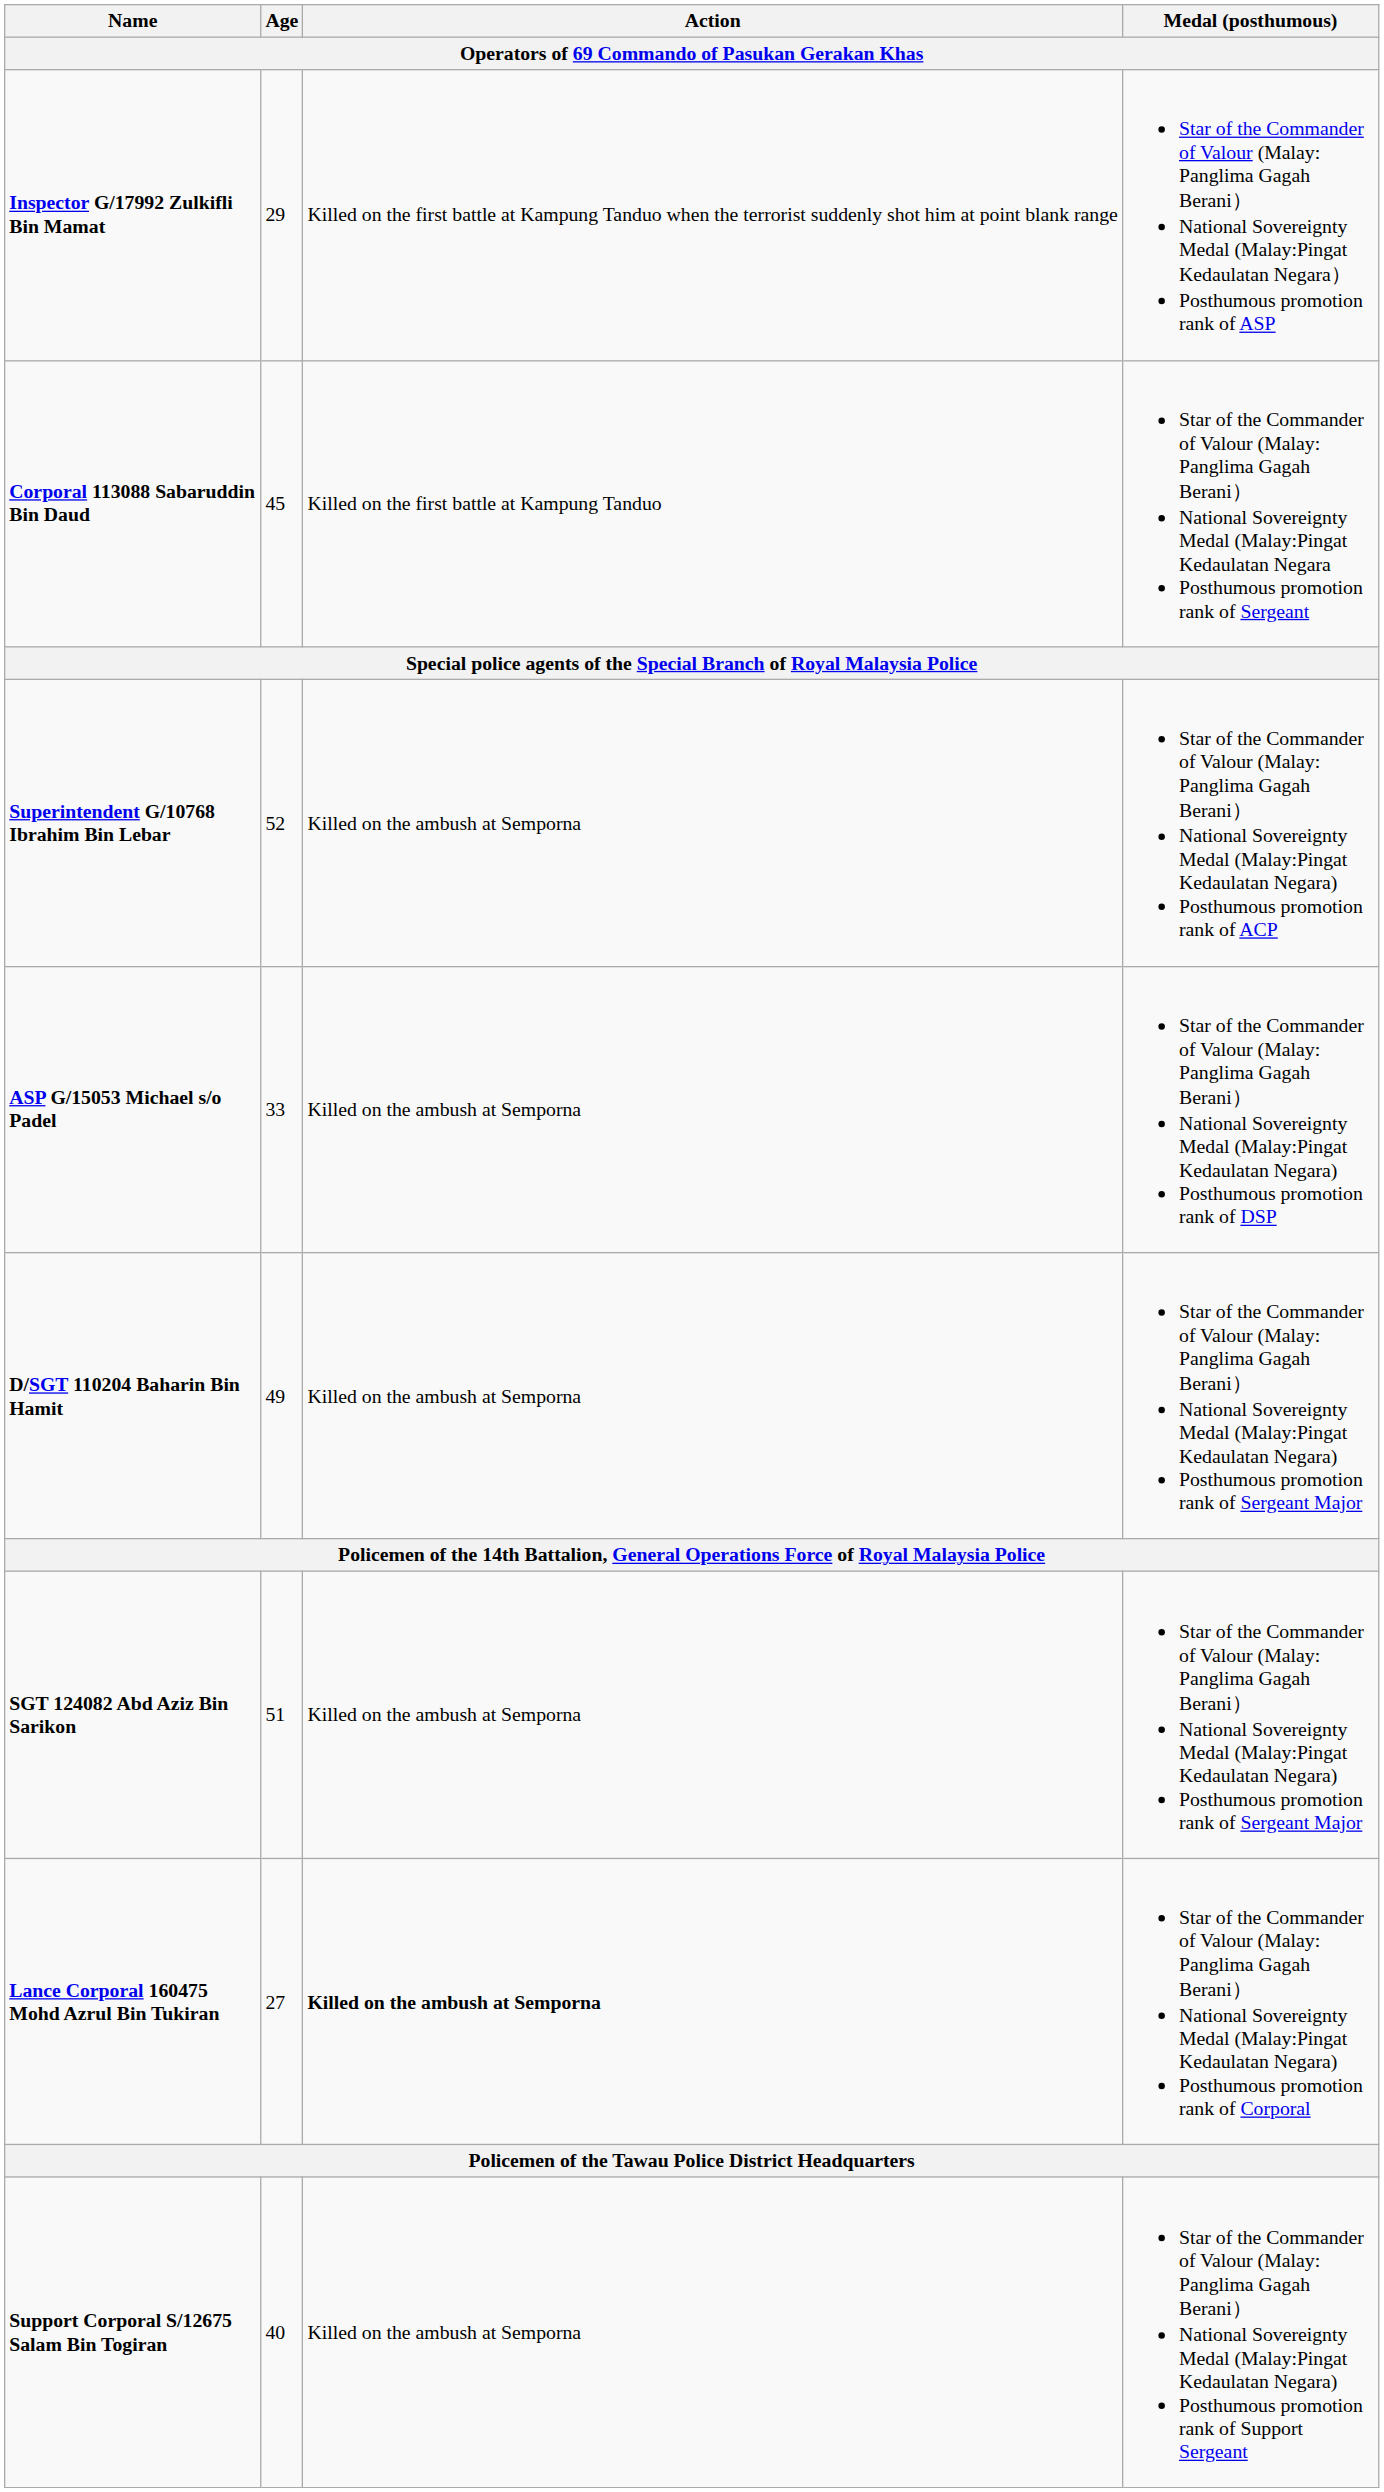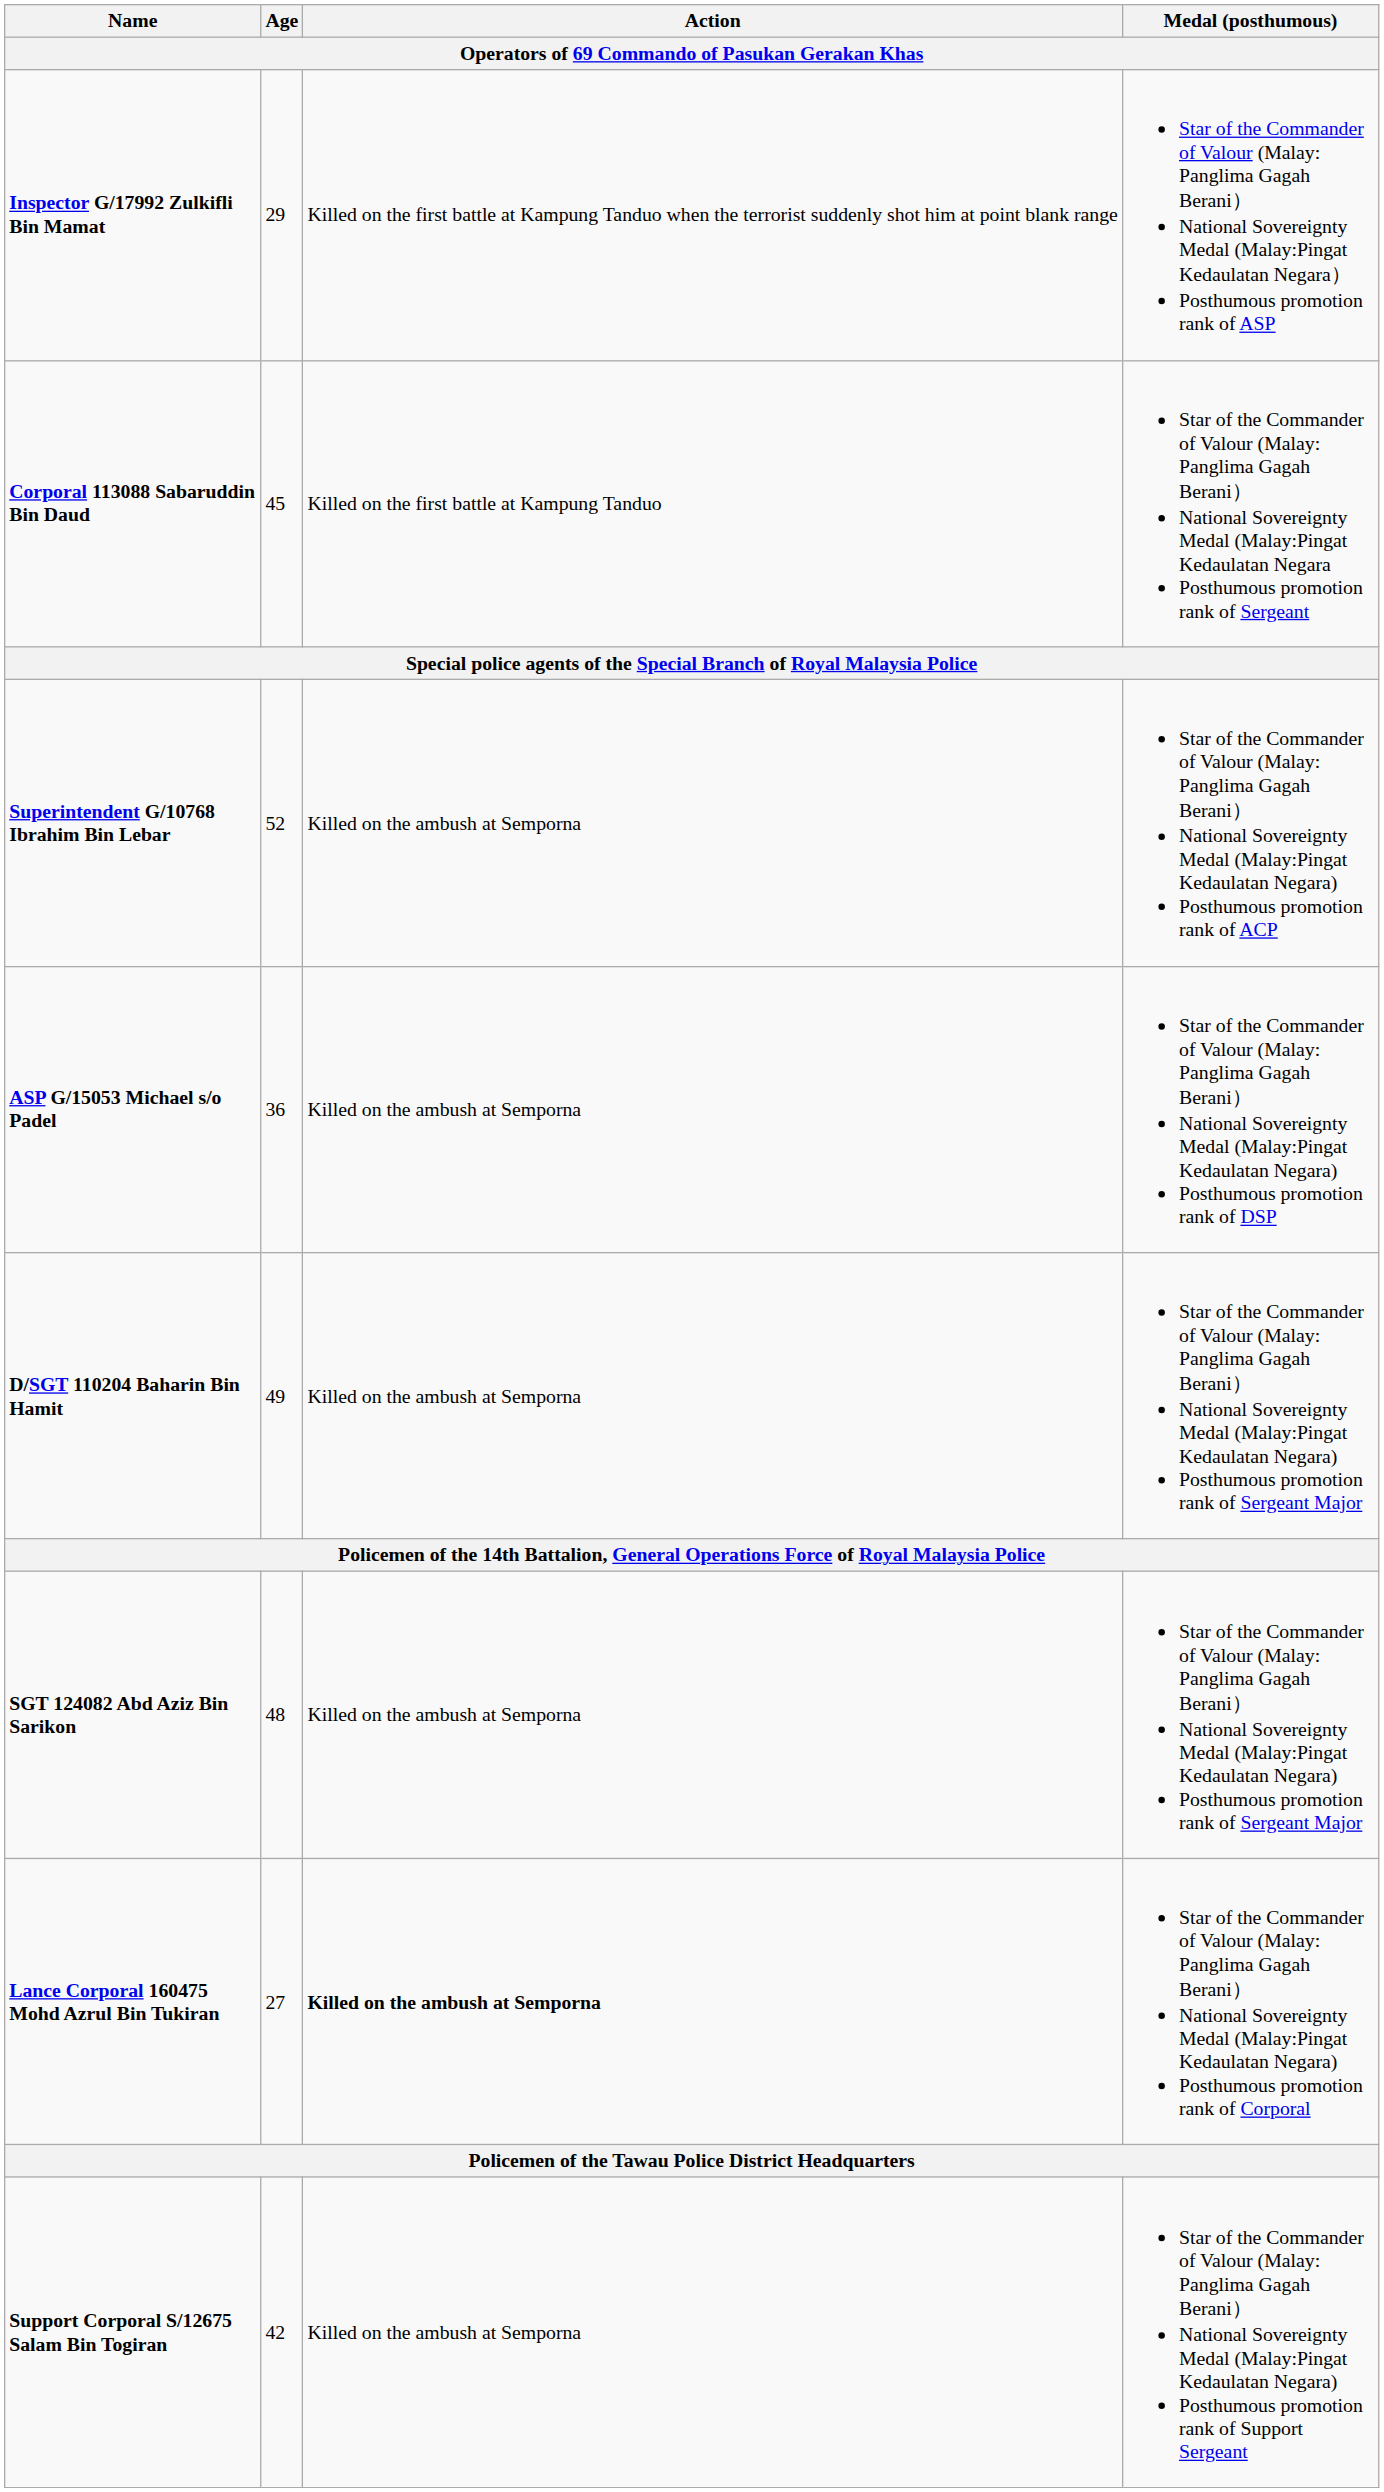(275, 1109) 33 -> (275, 1109) 36
(275, 1715) 51 -> (275, 1715) 48
(275, 2332) 40 -> (275, 2332) 42
